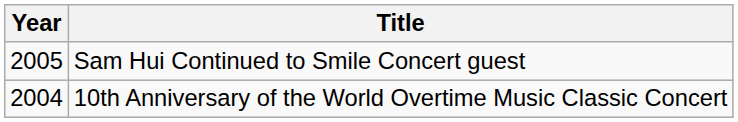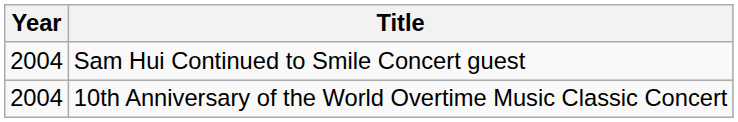(37, 60) 2005 -> (37, 60) 2004
